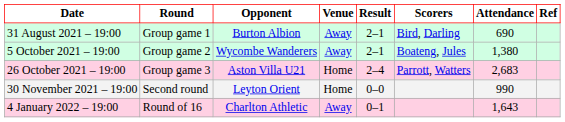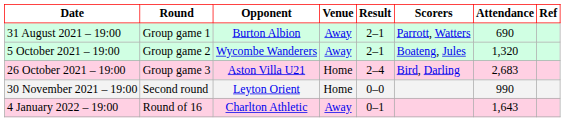(428, 32) Bird, Darling -> (434, 32) Parrott, Watters
(505, 51) 1,380 -> (505, 51) 1,320
(434, 70) Parrott, Watters -> (428, 70) Bird, Darling
